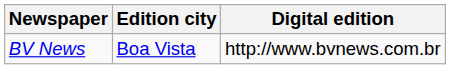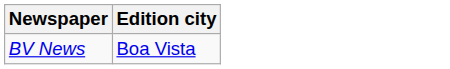- column: (333, 19)
